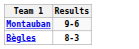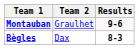+ column: (74, 11)
